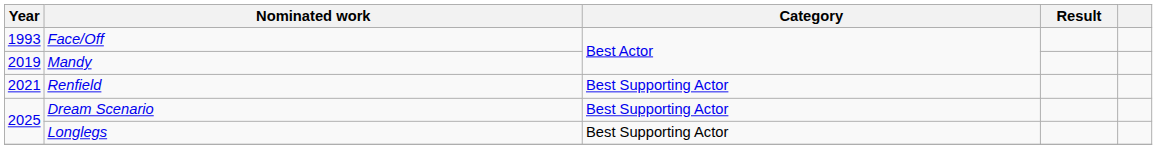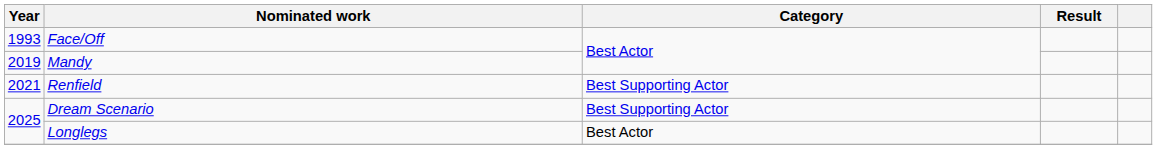(657, 132) Best Supporting Actor -> (620, 132) Best Actor
